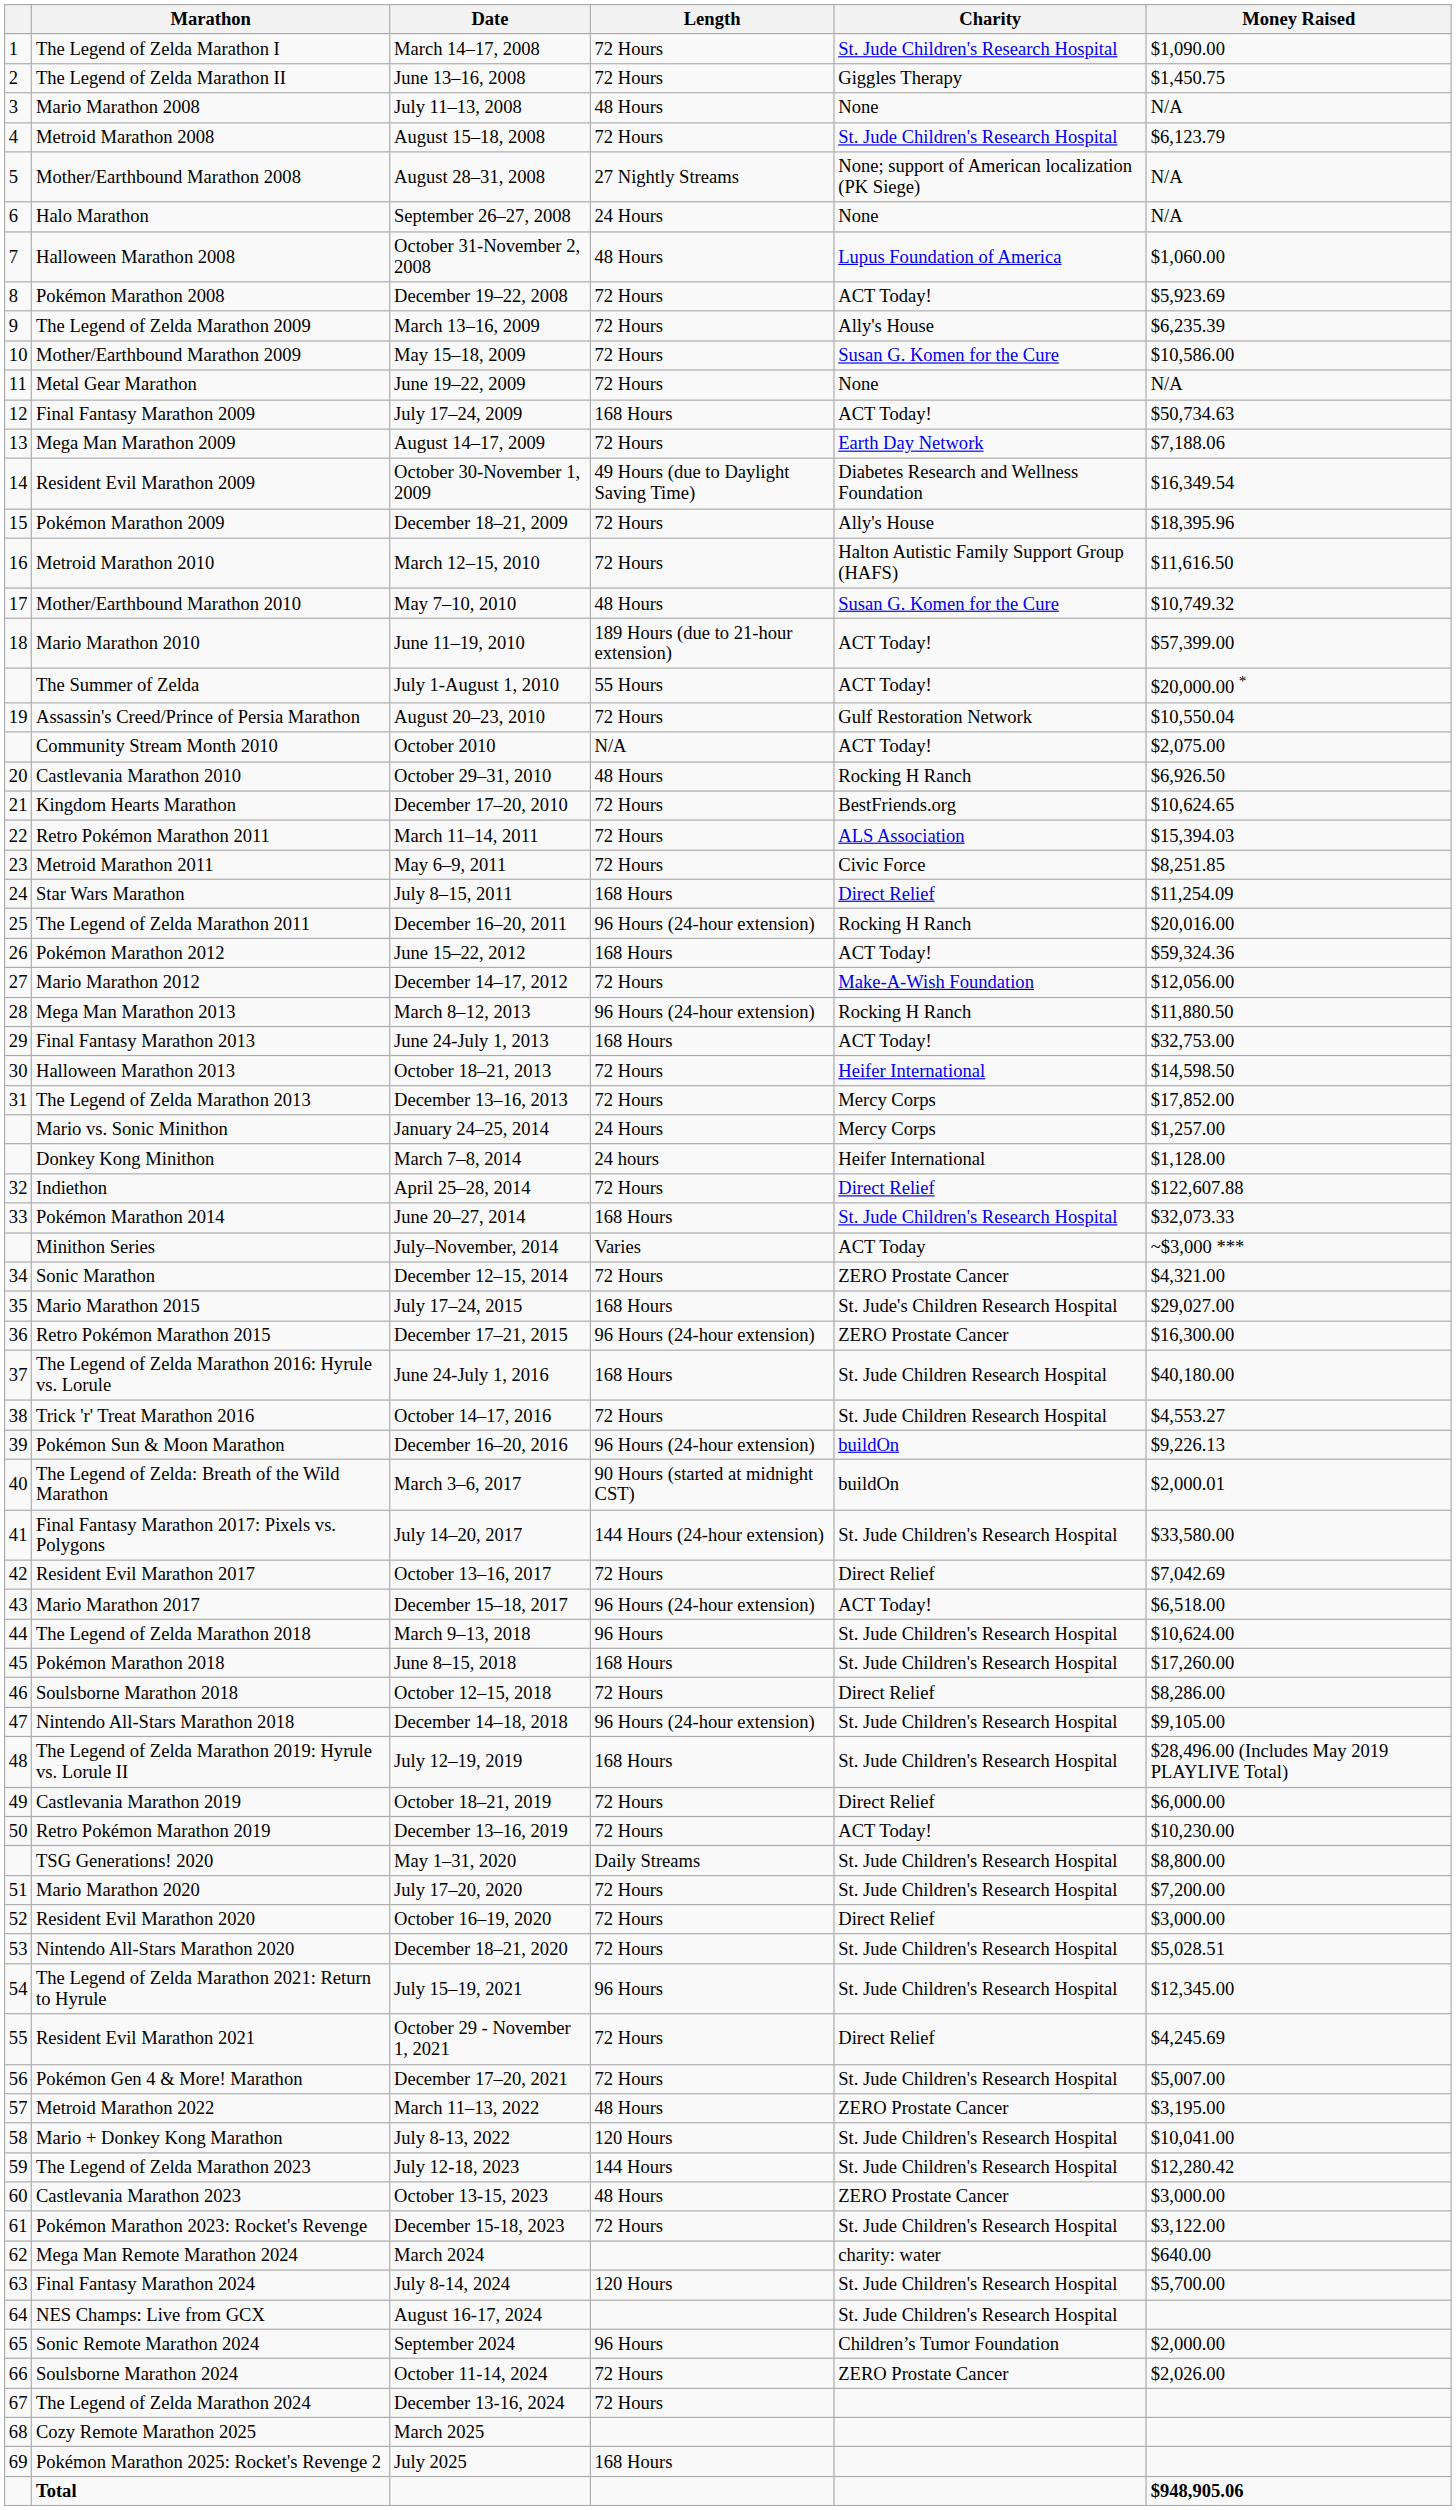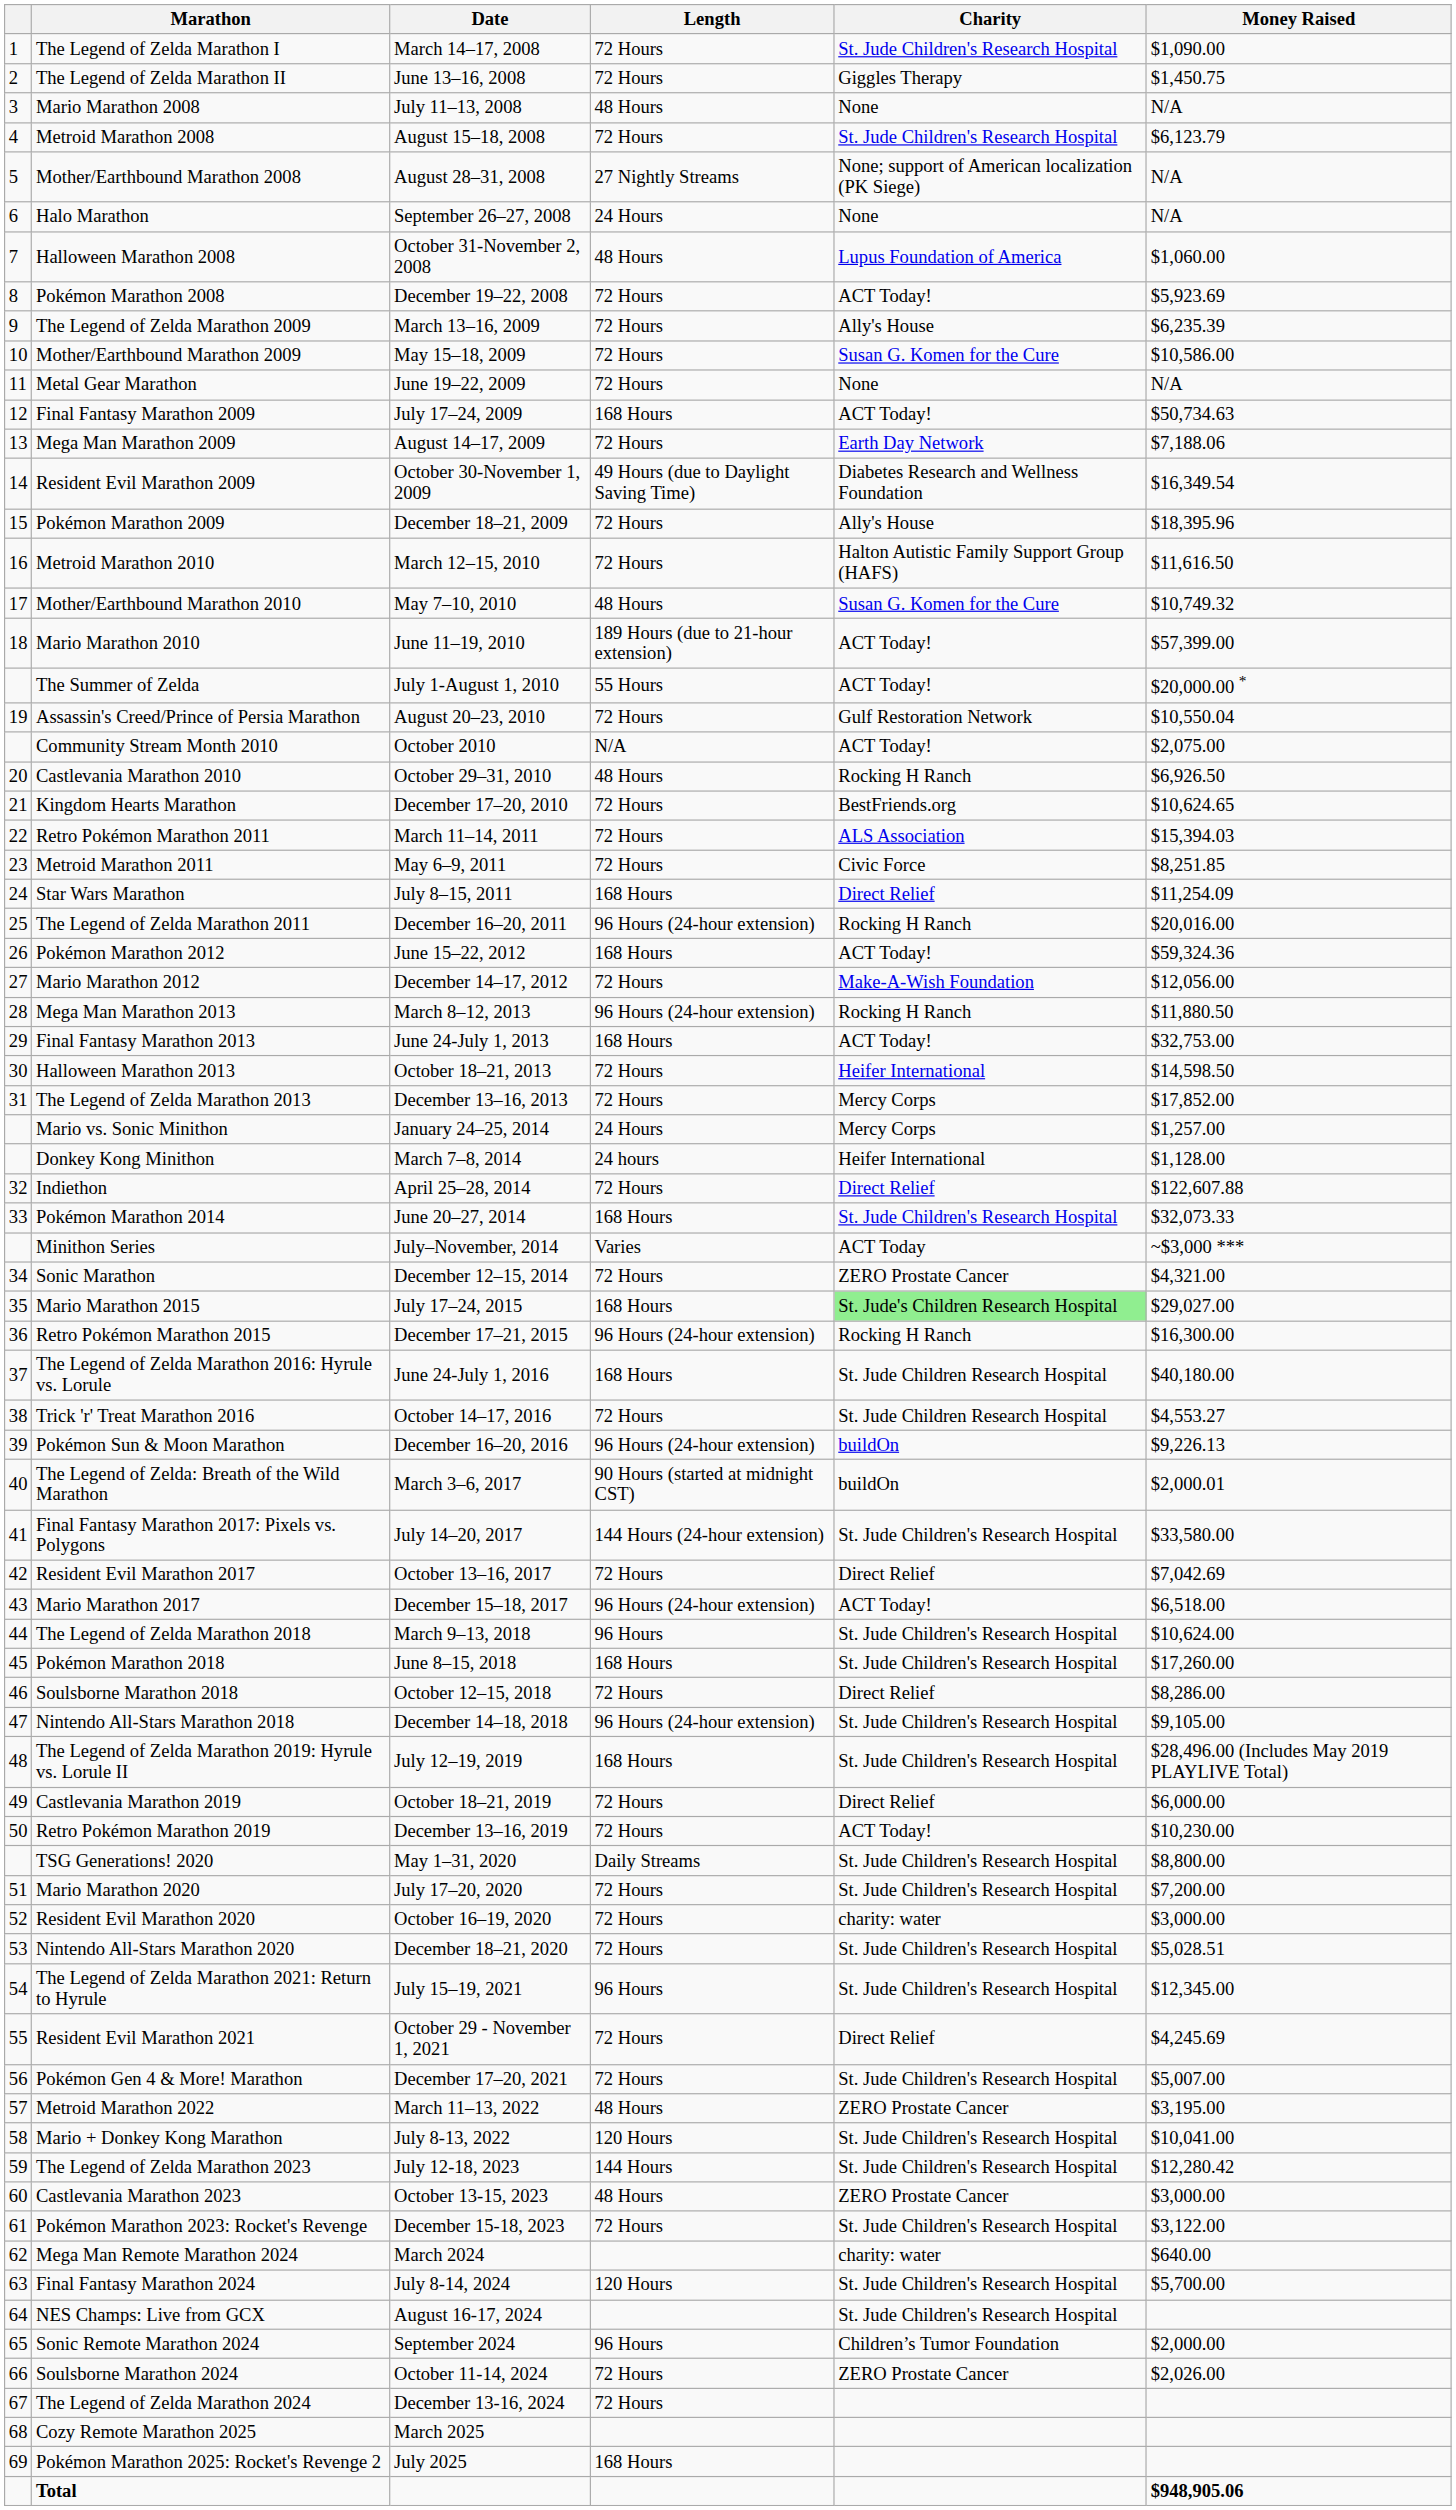(978, 1306) no background -> (978, 1306) lightgreen background
(923, 1335) ZERO Prostate Cancer -> (905, 1335) Rocking H Ranch
(886, 1919) Direct Relief -> (890, 1919) charity: water
